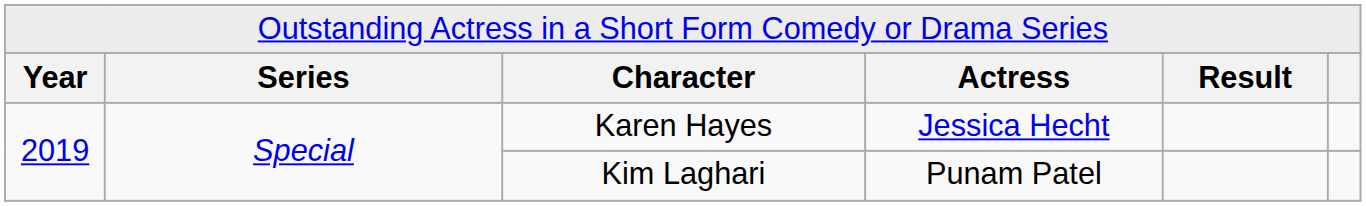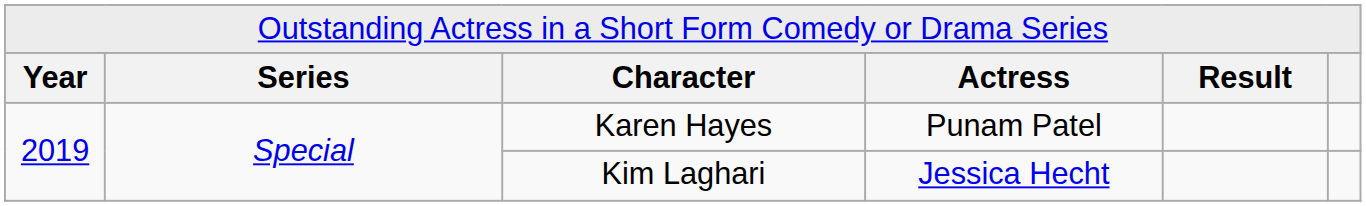(1014, 126) Jessica Hecht -> (1014, 126) Punam Patel
(1014, 175) Punam Patel -> (1014, 175) Jessica Hecht
